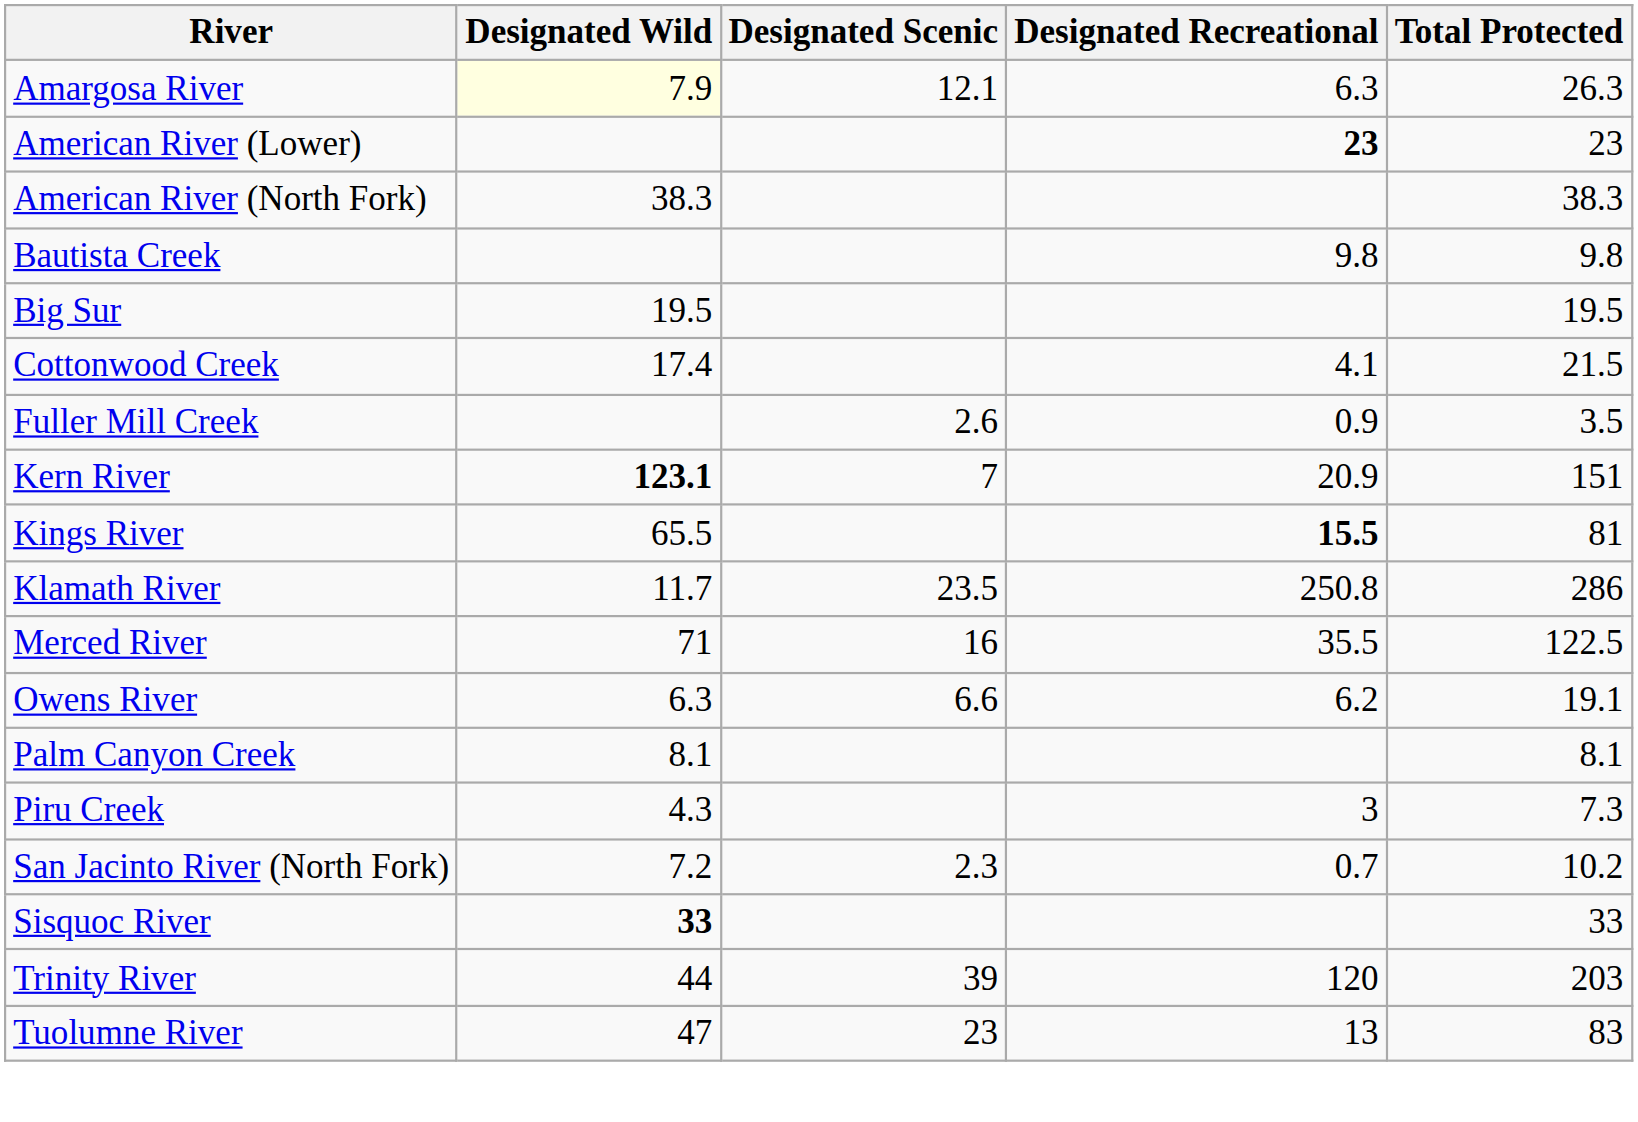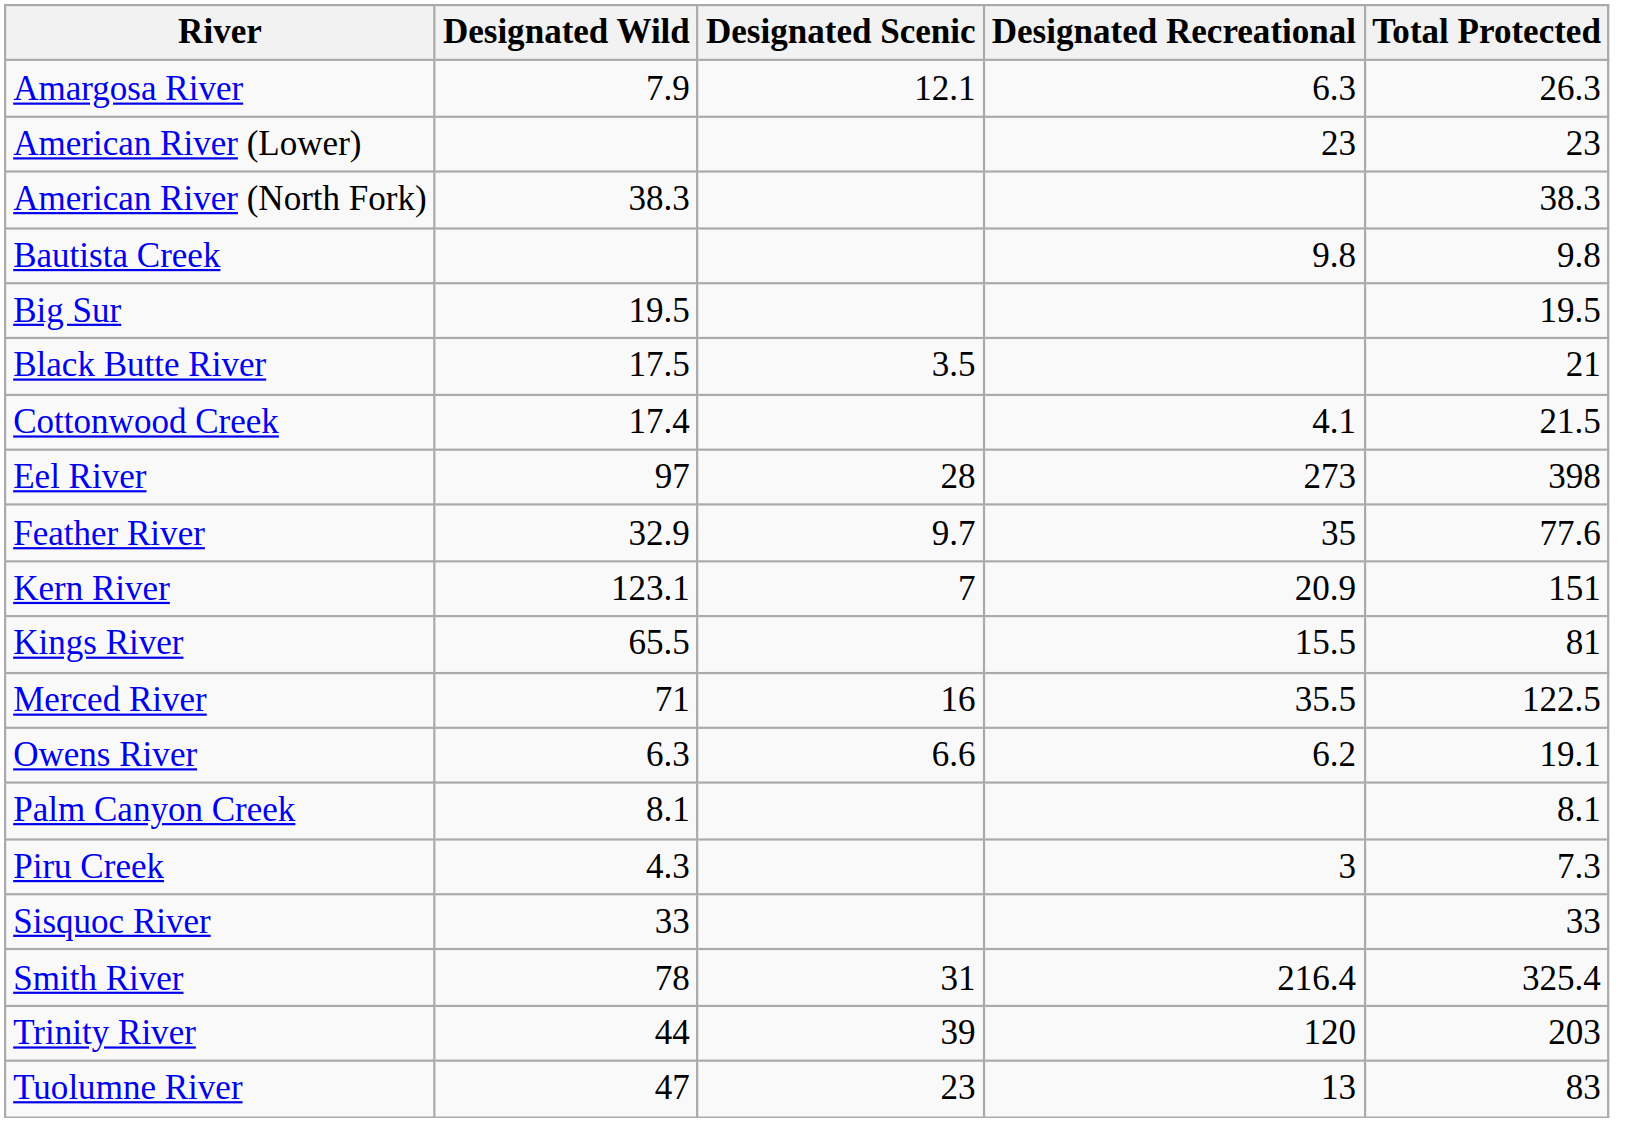(690, 87) lightyellow background -> (668, 87) no background
(1361, 143) bold -> (1339, 143) normal
+ row: (140, 365)
+ row: (80, 476)
+ row: (109, 532)
- row: (136, 421)
(673, 476) bold -> (650, 587) normal
(1348, 532) bold -> (1325, 643) normal
- row: (117, 587)
- row: (231, 865)
(695, 921) bold -> (672, 921) normal
+ row: (98, 976)
